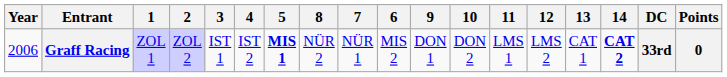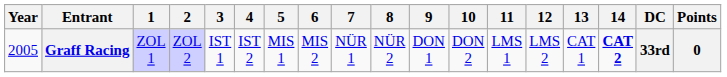columns swapped: (394, 16) <-> (319, 16)
(23, 49) 2006 -> (23, 49) 2005
(282, 49) bold -> (281, 49) normal
